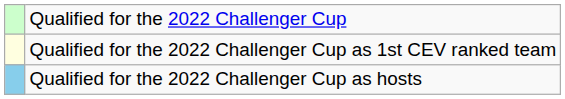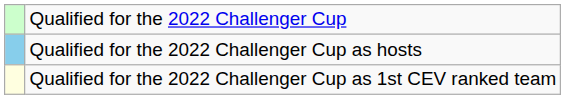rows swapped: (226, 79) <-> (293, 49)
